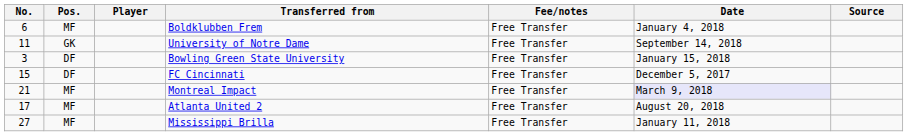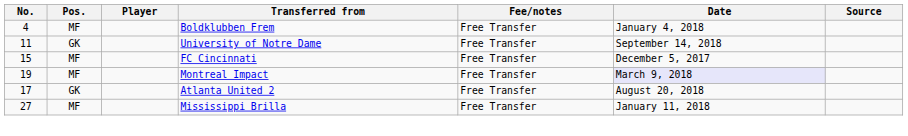(24, 28) 6 -> (26, 28) 4
- row: (256, 60)
(69, 76) DF -> (74, 60) MF
(24, 91) 21 -> (26, 76) 19
(69, 107) MF -> (74, 91) GK
